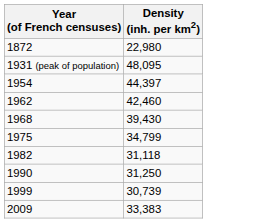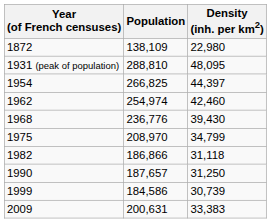+ column: (156, 21)
